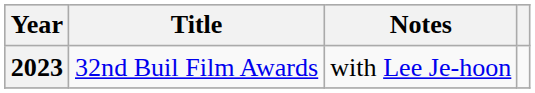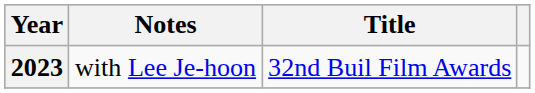columns swapped: (197, 25) <-> (421, 25)
